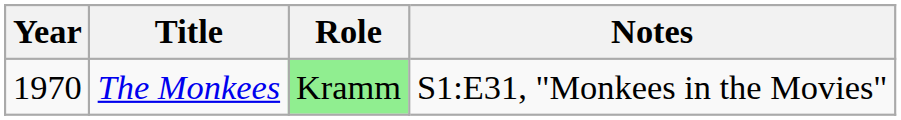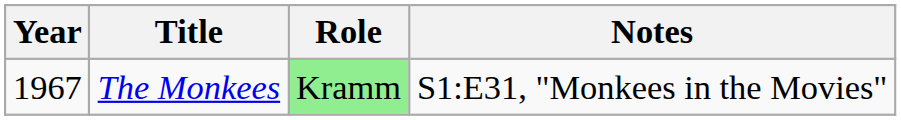(47, 86) 1970 -> (47, 86) 1967
